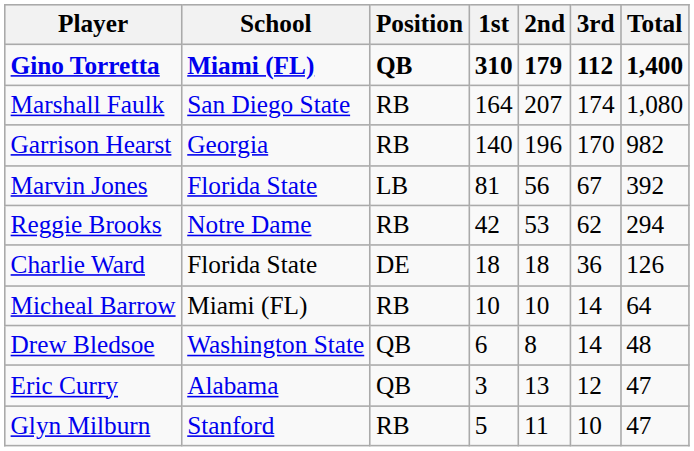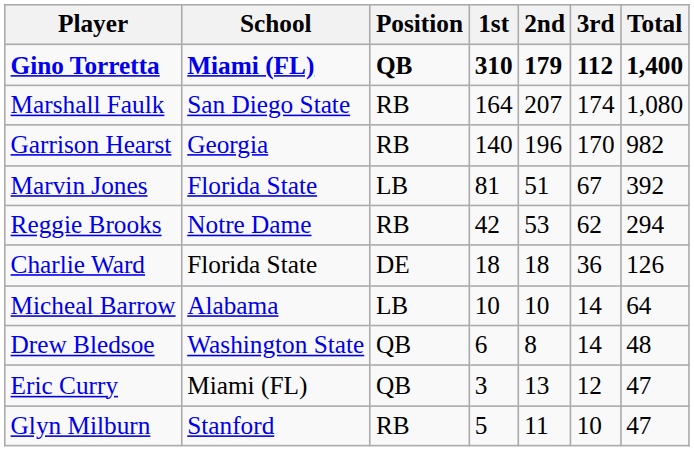(537, 184) 56 -> (537, 184) 51
(247, 305) Miami (FL) -> (233, 305) Alabama
(393, 305) RB -> (392, 305) LB
(233, 385) Alabama -> (247, 385) Miami (FL)
